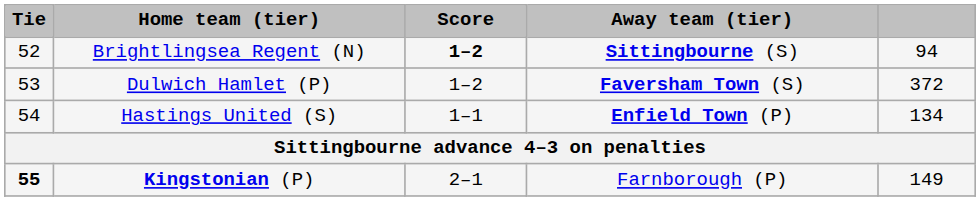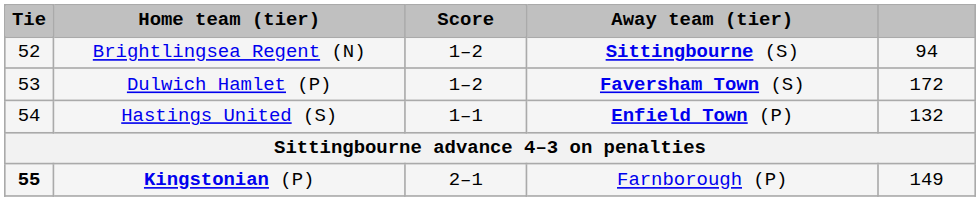(466, 52) bold -> (466, 52) normal
(927, 84) 372 -> (927, 84) 172
(927, 116) 134 -> (927, 116) 132
